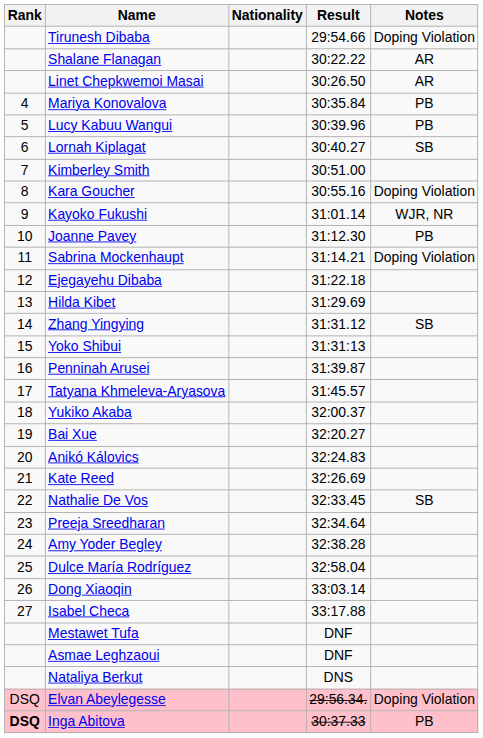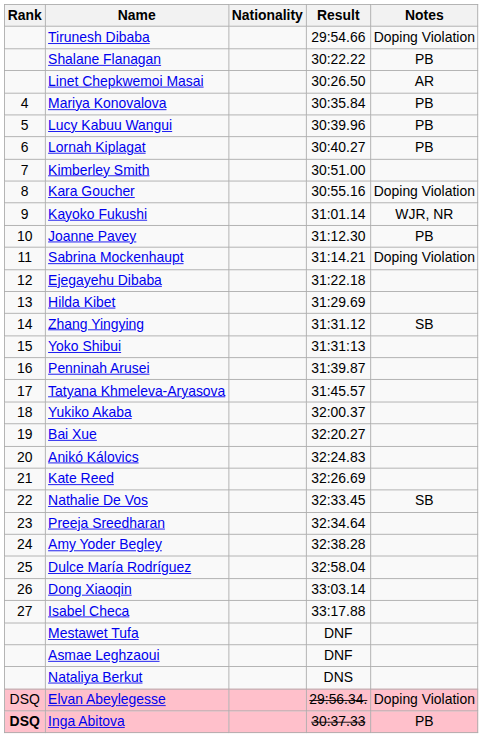(424, 59) AR -> (424, 59) PB
(424, 147) SB -> (424, 147) PB
